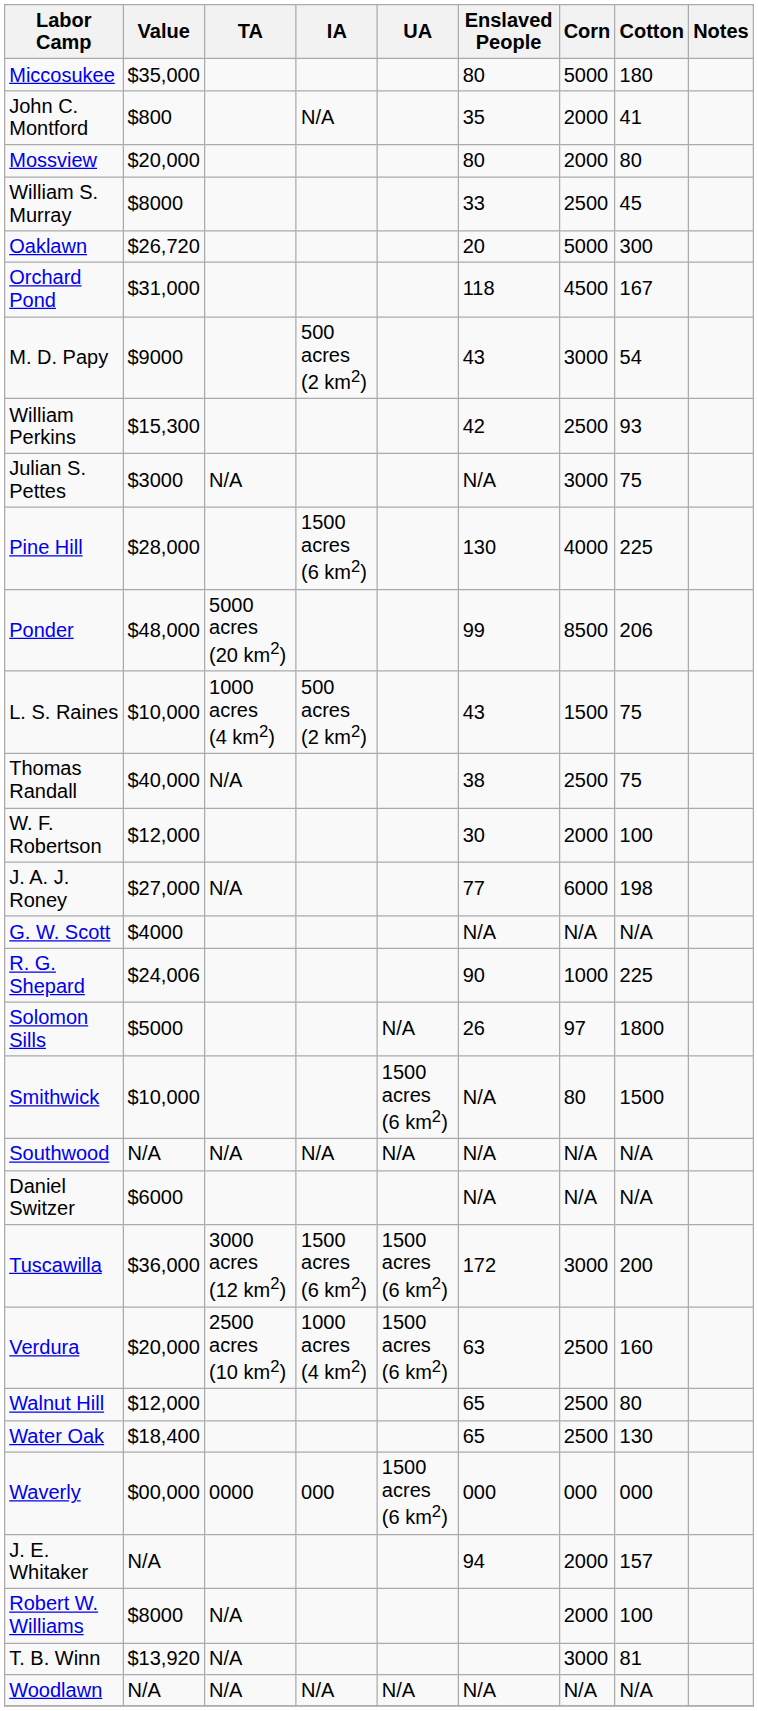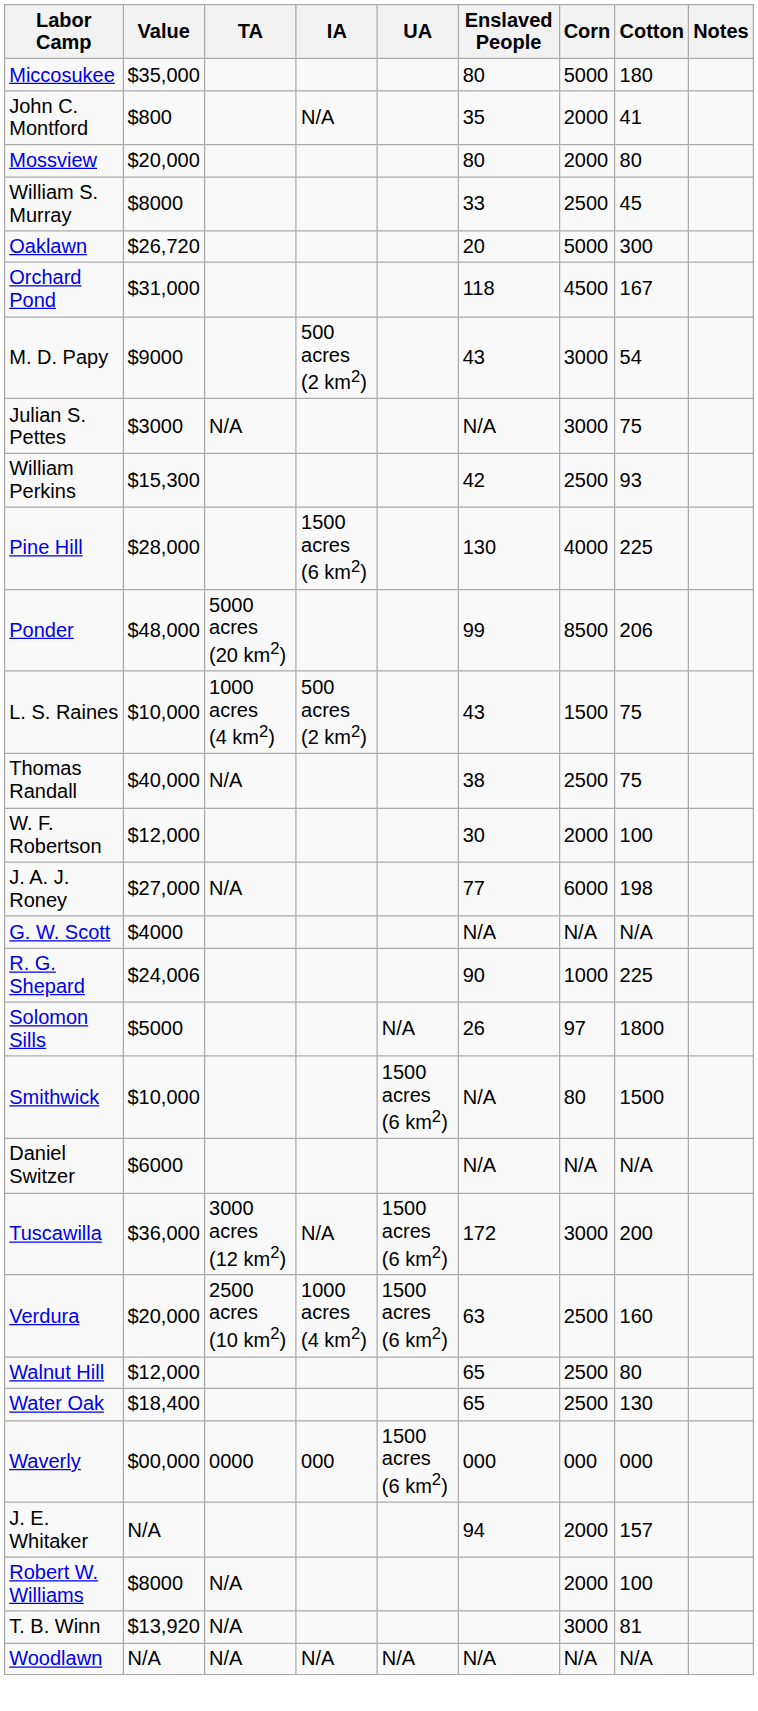rows swapped: (43, 425) <-> (48, 479)
- row: (59, 1154)
(334, 1265) 1500 acres (6 km2) -> (318, 1233) N/A
